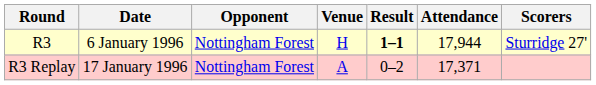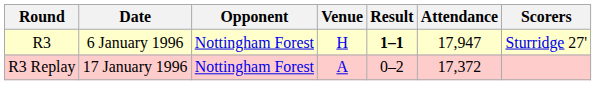(459, 42) 17,944 -> (459, 42) 17,947
(459, 67) 17,371 -> (459, 67) 17,372
